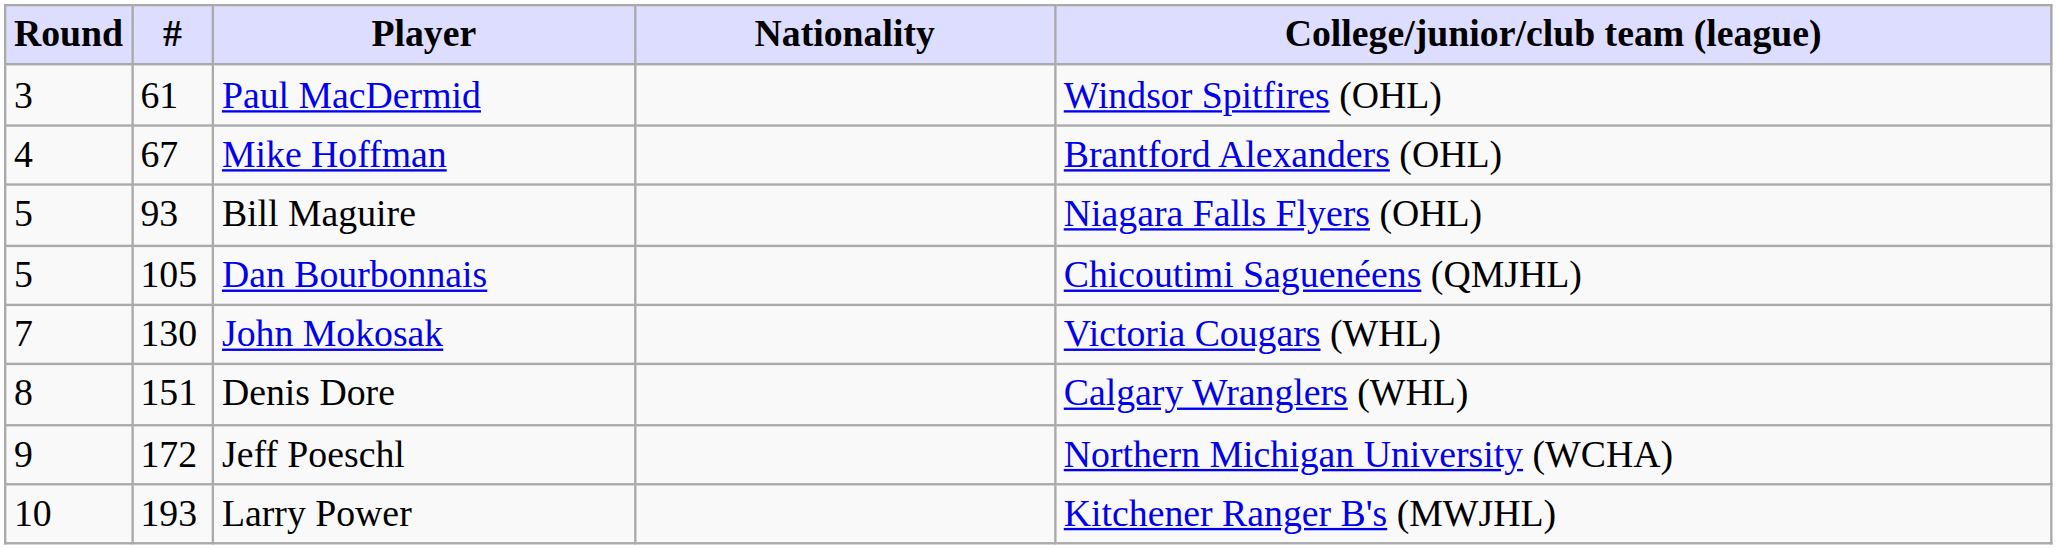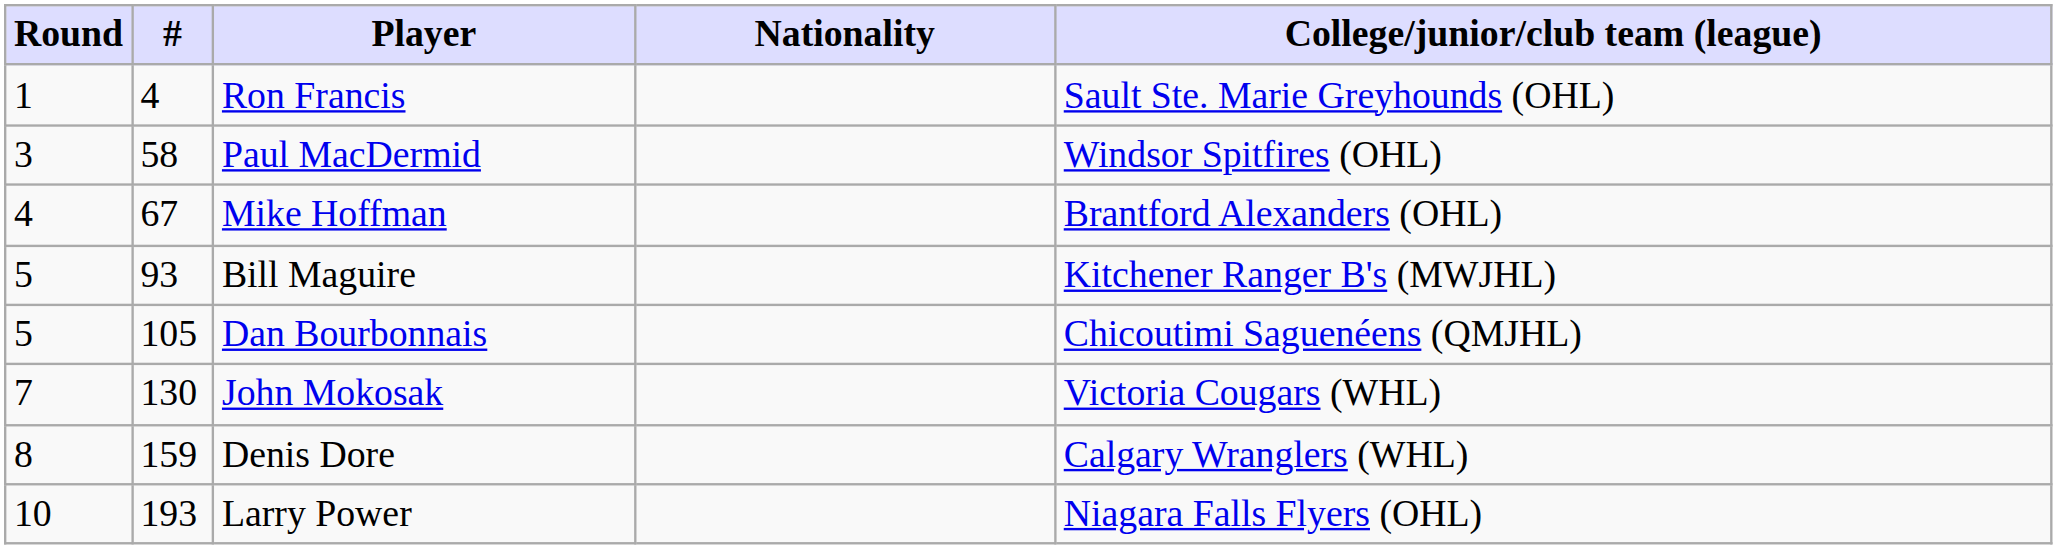+ row: (314, 94)
(159, 94) 61 -> (159, 154) 58
(1273, 214) Niagara Falls Flyers (OHL) -> (1310, 273) Kitchener Ranger B's (MWJHL)
(169, 393) 151 -> (169, 453) 159
- row: (313, 453)
(1310, 513) Kitchener Ranger B's (MWJHL) -> (1273, 513) Niagara Falls Flyers (OHL)
